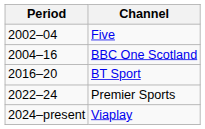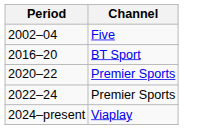- row: (33, 54)
+ row: (33, 74)
